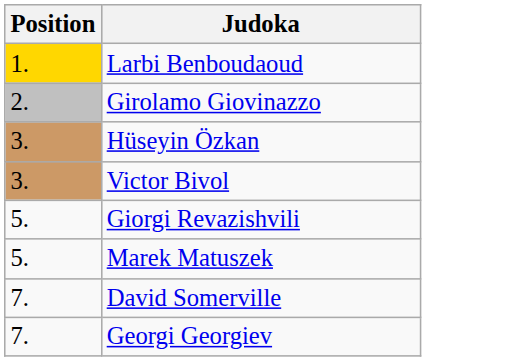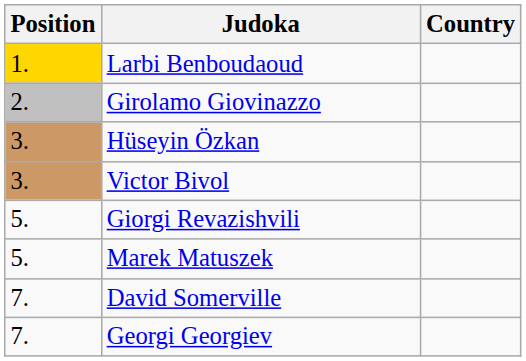+ column: (471, 24)
